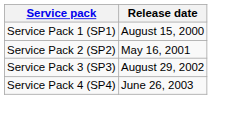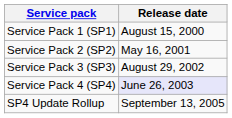(157, 85) no background -> (157, 85) lavender background
+ row: (56, 103)
